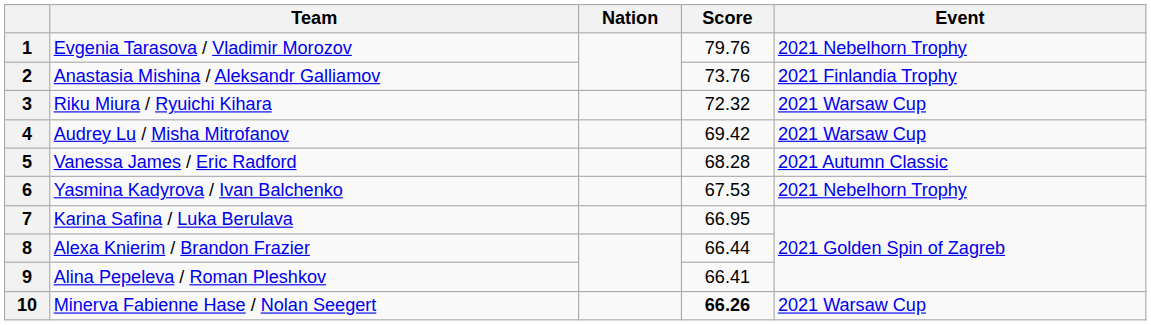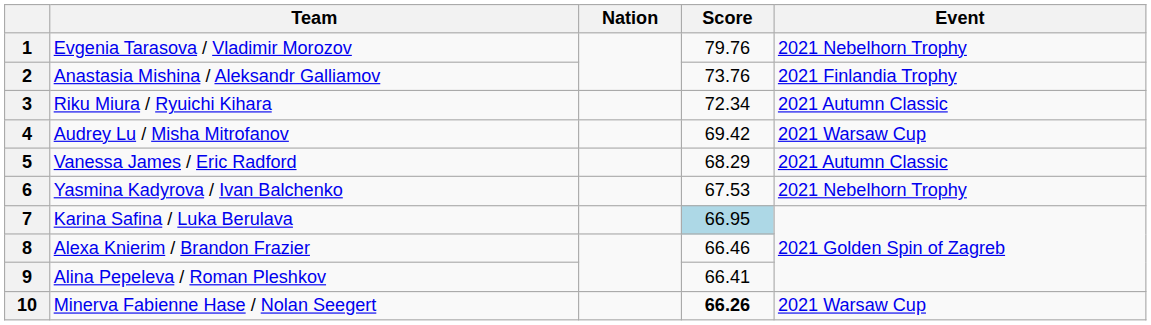(727, 104) 72.32 -> (727, 104) 72.34
(852, 104) 2021 Warsaw Cup -> (863, 104) 2021 Autumn Classic
(727, 162) 68.28 -> (727, 162) 68.29
(727, 219) no background -> (727, 219) lightblue background
(727, 248) 66.44 -> (727, 248) 66.46
